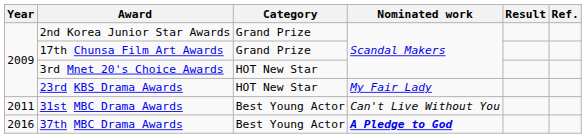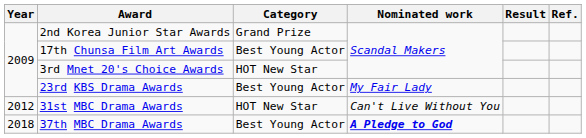(273, 51) Grand Prize -> (290, 51) Best Young Actor
(277, 87) HOT New Star -> (290, 87) Best Young Actor
(21, 106) 2011 -> (21, 106) 2012
(290, 106) Best Young Actor -> (277, 106) HOT New Star
(21, 124) 2016 -> (21, 124) 2018
